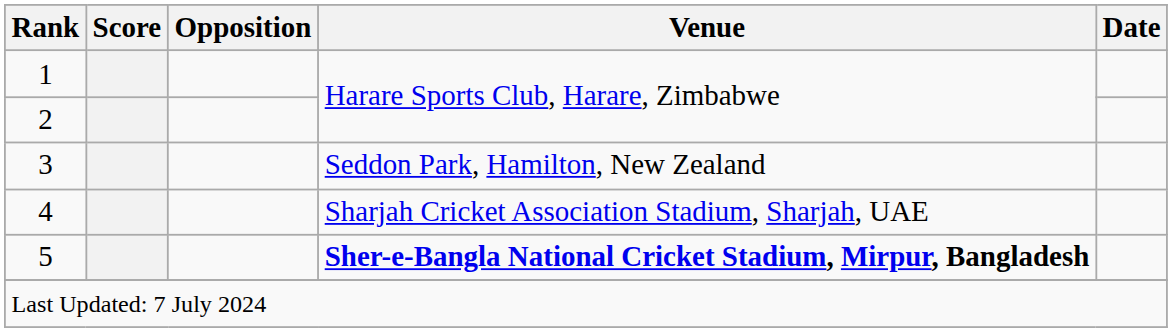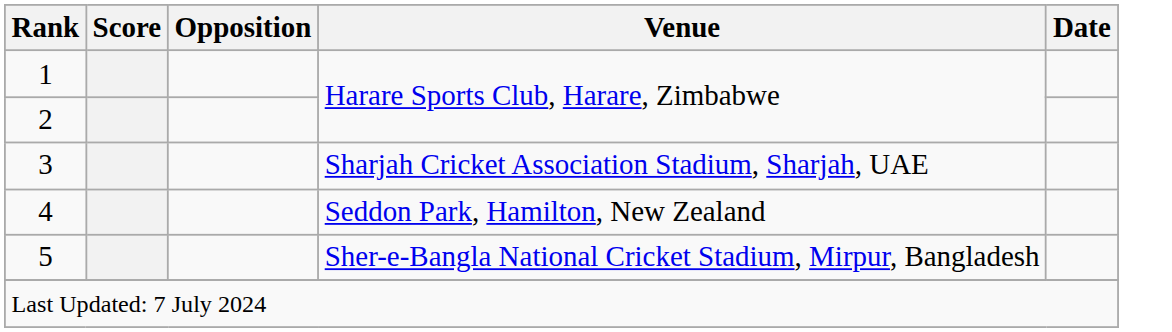(545, 165) Seddon Park, Hamilton, New Zealand -> (627, 165) Sharjah Cricket Association Stadium, Sharjah, UAE
(627, 211) Sharjah Cricket Association Stadium, Sharjah, UAE -> (545, 211) Seddon Park, Hamilton, New Zealand
(707, 257) bold -> (682, 257) normal
